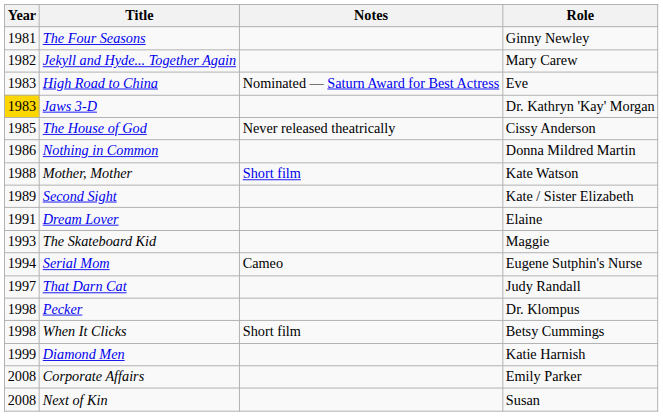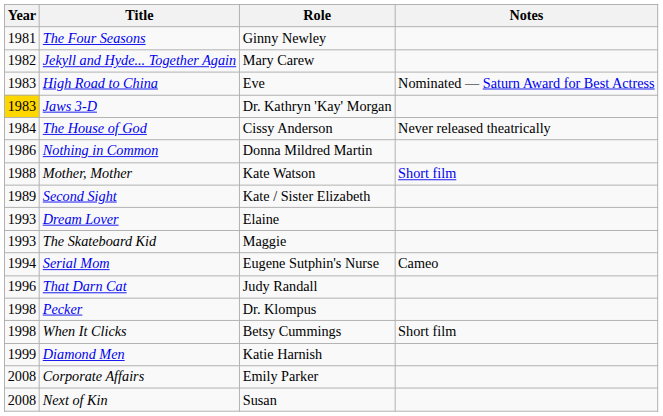columns swapped: (580, 15) <-> (371, 15)
(22, 128) 1985 -> (22, 128) 1984
(22, 219) 1991 -> (22, 219) 1993
(22, 286) 1997 -> (22, 286) 1996
